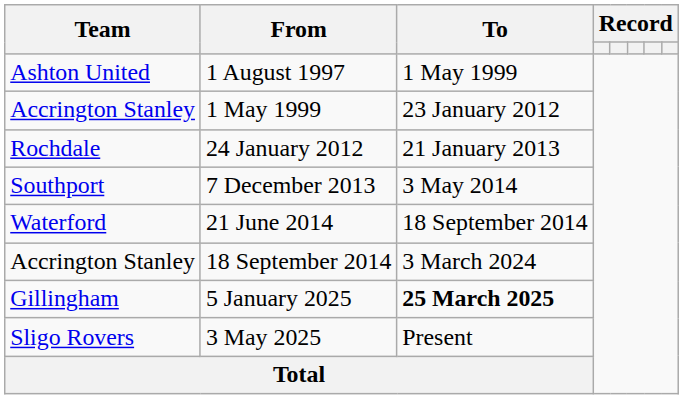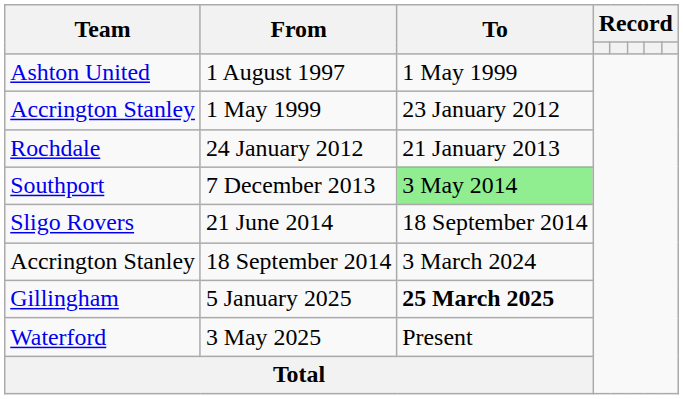(460, 185) no background -> (460, 185) lightgreen background
(58, 223) Waterford -> (72, 223) Sligo Rovers
(72, 336) Sligo Rovers -> (58, 336) Waterford
